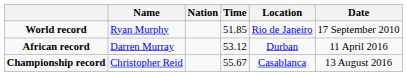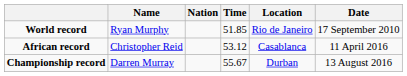(142, 46) Darren Murray -> (147, 46) Christopher Reid
(282, 46) Durban -> (282, 46) Casablanca
(147, 63) Christopher Reid -> (142, 63) Darren Murray
(282, 63) Casablanca -> (282, 63) Durban
